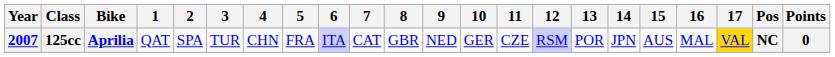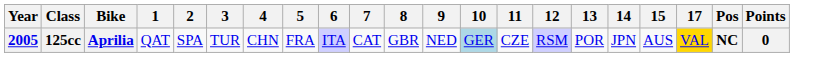- column: (697, 16)
(23, 40) 2007 -> (23, 40) 2005
(479, 40) no background -> (479, 40) lightblue background
